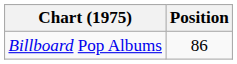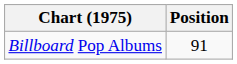(199, 45) 86 -> (199, 45) 91
